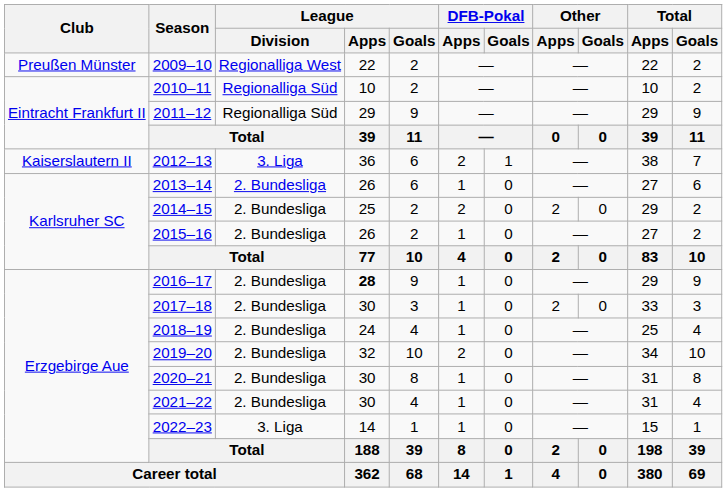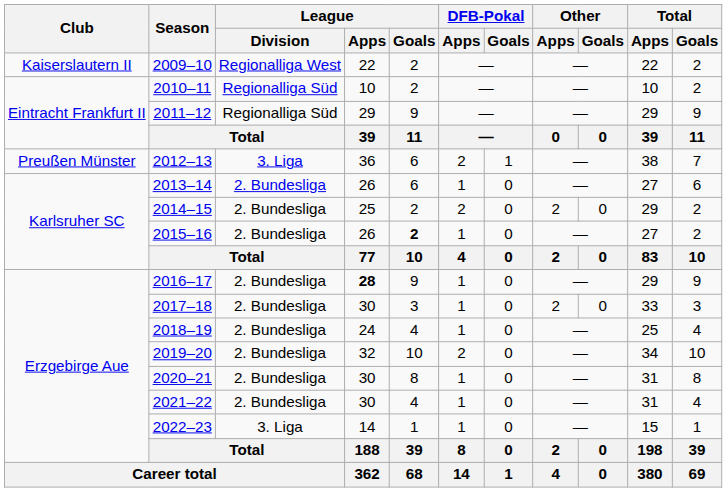(77, 64) Preußen Münster -> (77, 64) Kaiserslautern II
(77, 161) Kaiserslautern II -> (77, 161) Preußen Münster
(414, 233) normal -> (414, 233) bold
